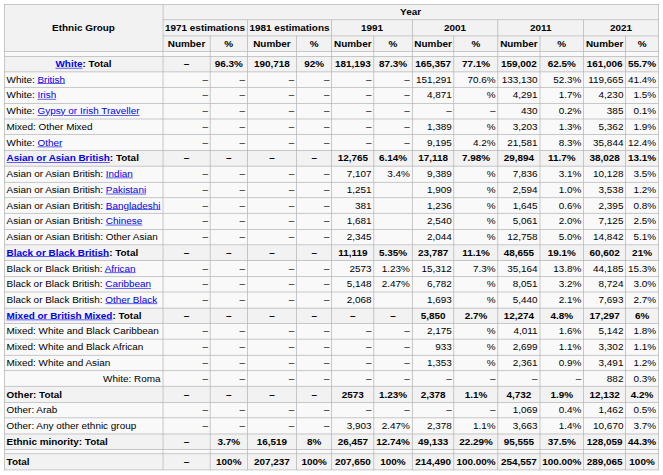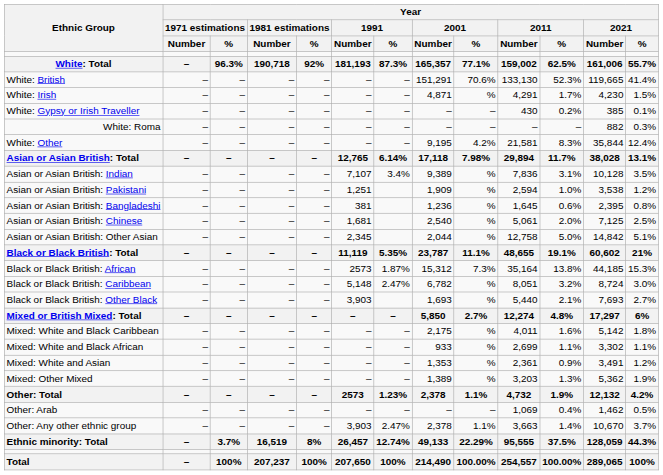rows swapped: (132, 378) <-> (50, 127)
(396, 268) 1.23% -> (396, 268) 1.87%
(359, 300) 2,068 -> (359, 300) 3,903
